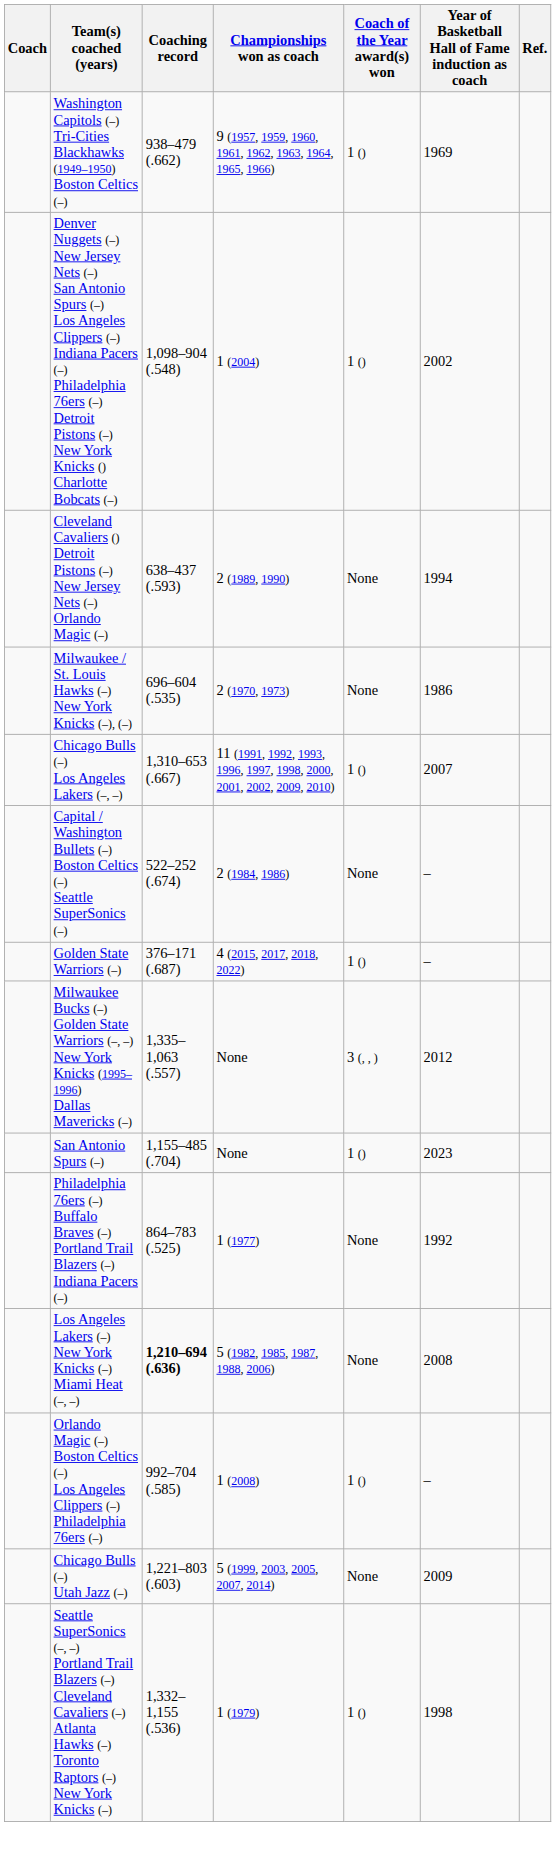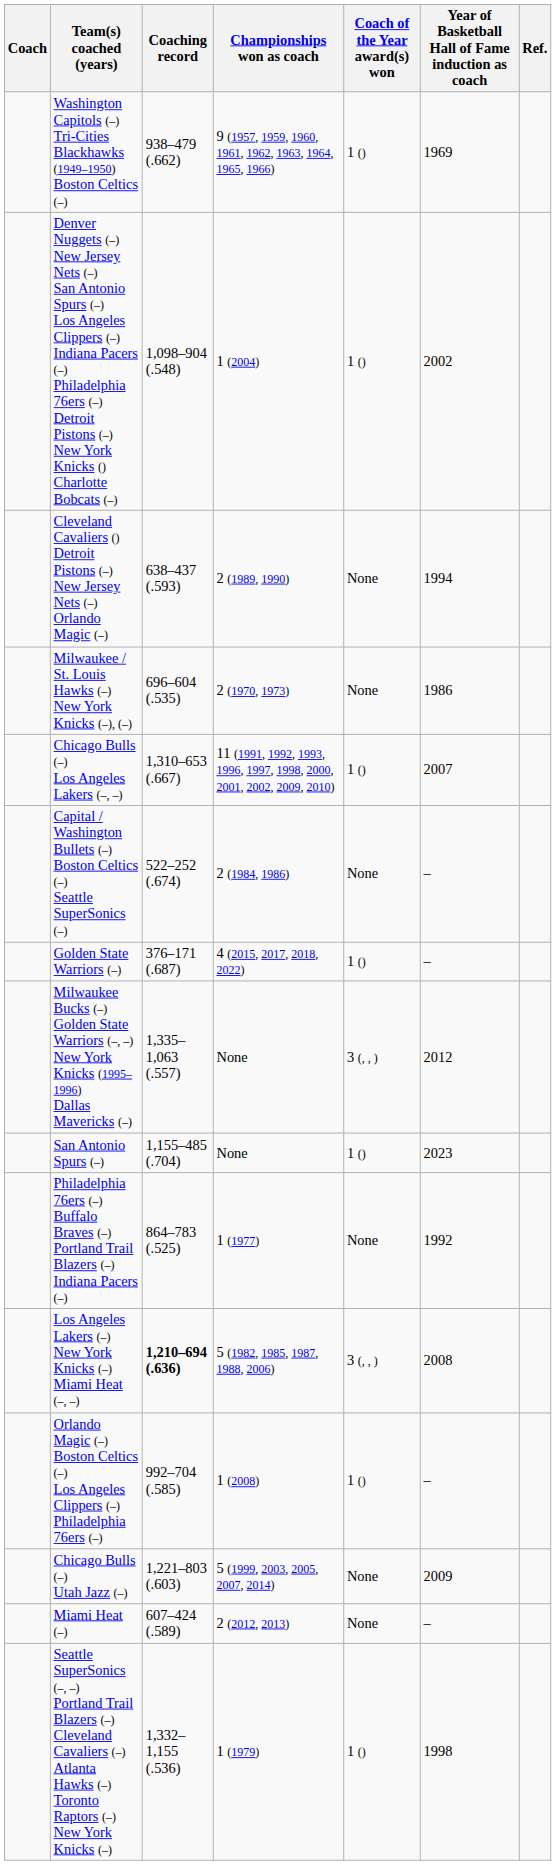(363, 1360) None -> (362, 1360) 3 (, , )
+ row: (88, 1623)
